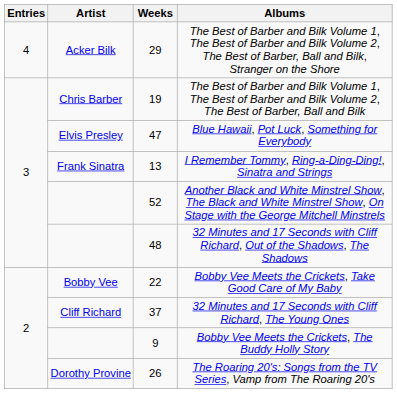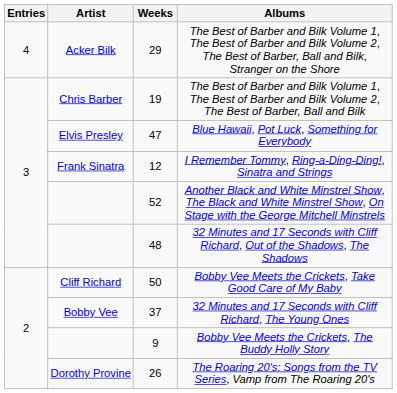(155, 166) 13 -> (155, 166) 12
(91, 282) Bobby Vee -> (91, 282) Cliff Richard
(155, 282) 22 -> (155, 282) 50
(91, 312) Cliff Richard -> (91, 312) Bobby Vee
